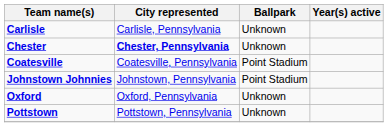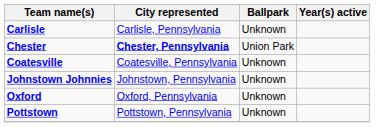(264, 46) Unknown -> (268, 46) Union Park
(275, 63) Point Stadium -> (264, 63) Unknown
(275, 79) Point Stadium -> (264, 79) Unknown
